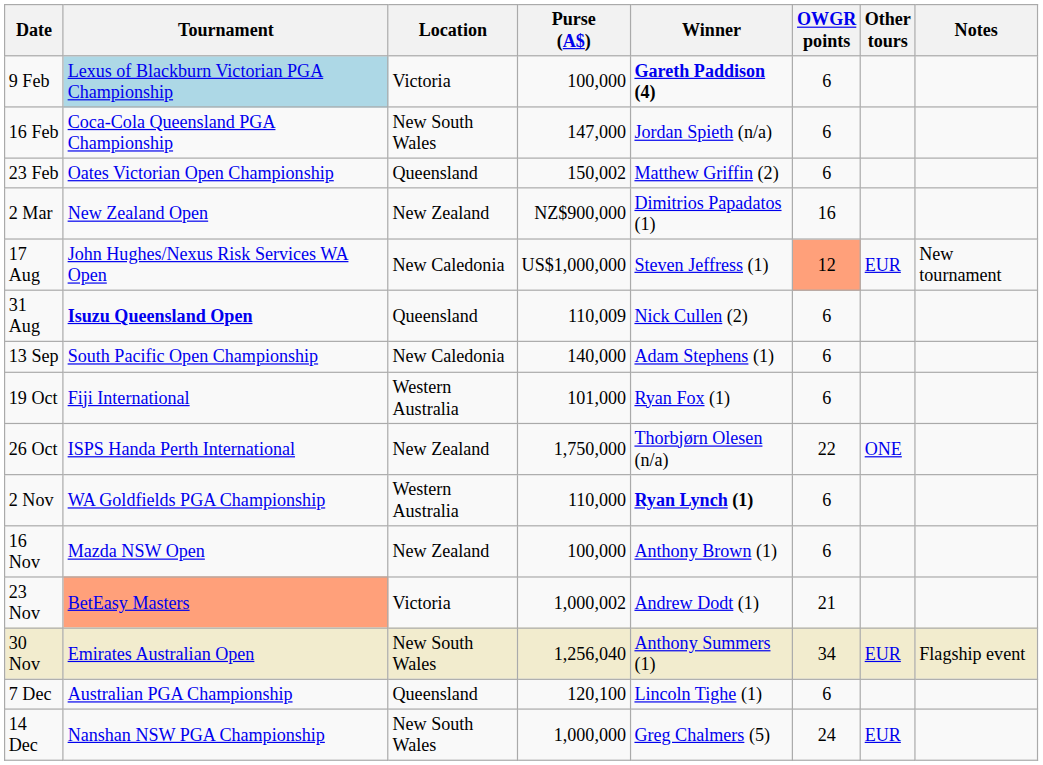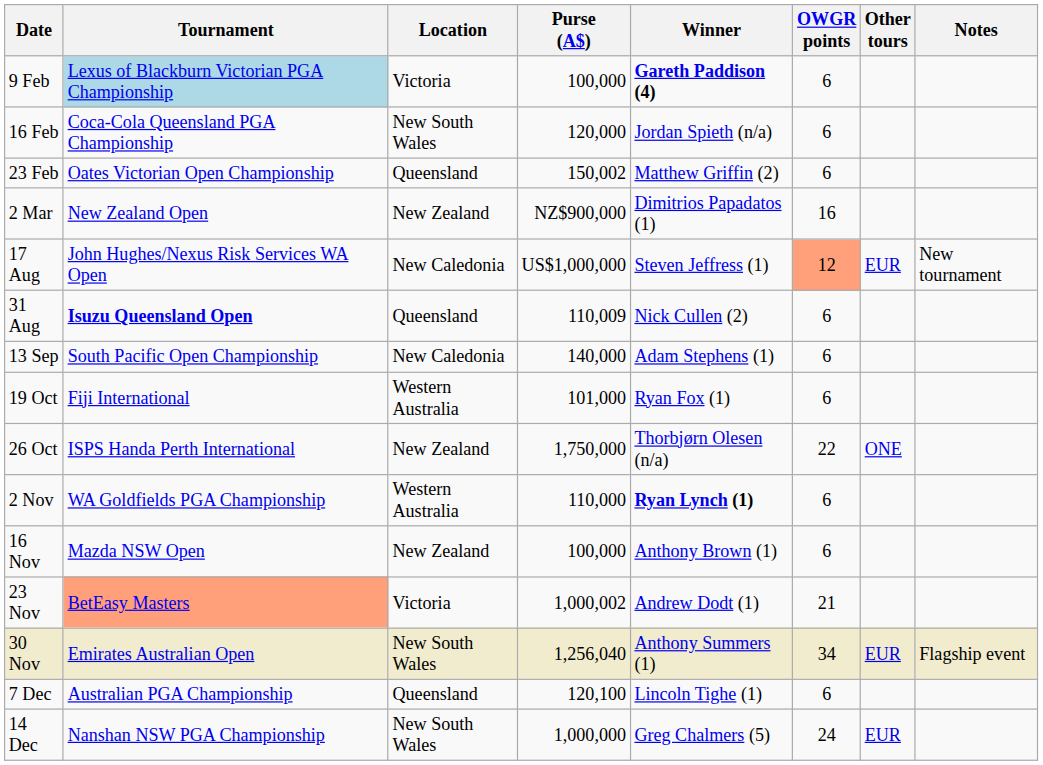(597, 132) 147,000 -> (597, 132) 120,000
